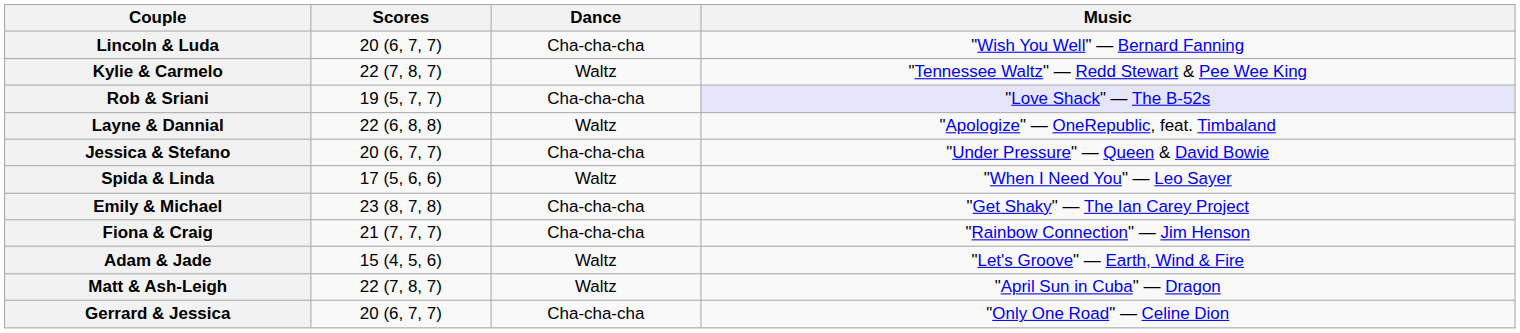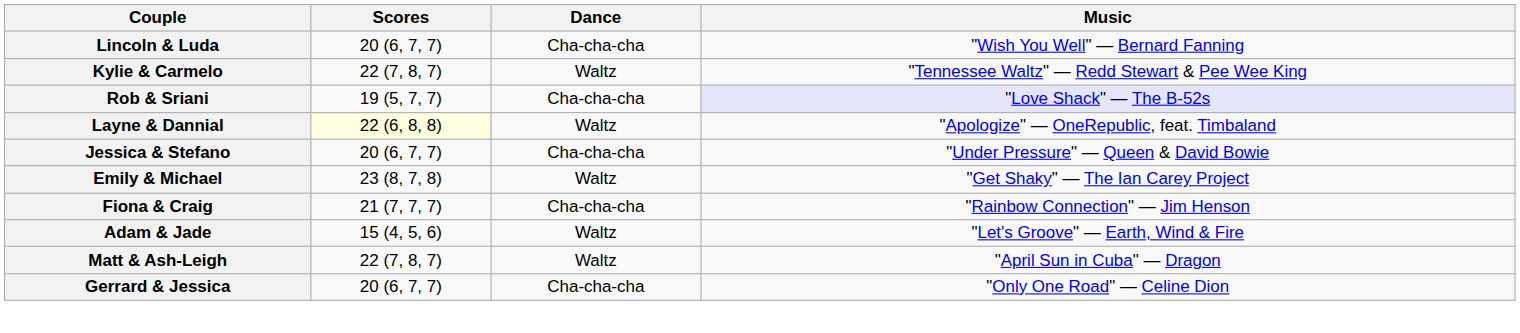(401, 125) no background -> (401, 125) lightyellow background
- row: (158, 179)
(596, 206) Cha-cha-cha -> (596, 179) Waltz
